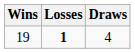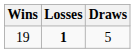(108, 37) 4 -> (108, 37) 5
